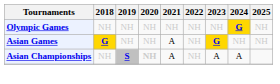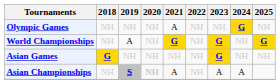(172, 27) NH -> (174, 27) A
+ row: (50, 42)
(172, 42) A -> (174, 57) NH
